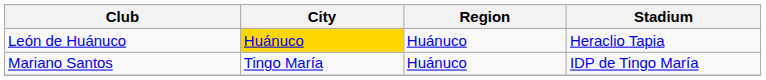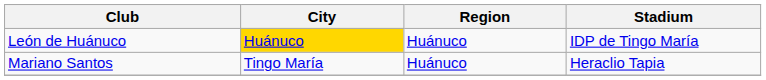(617, 40) Heraclio Tapia -> (634, 40) IDP de Tingo María
(634, 64) IDP de Tingo María -> (617, 64) Heraclio Tapia
